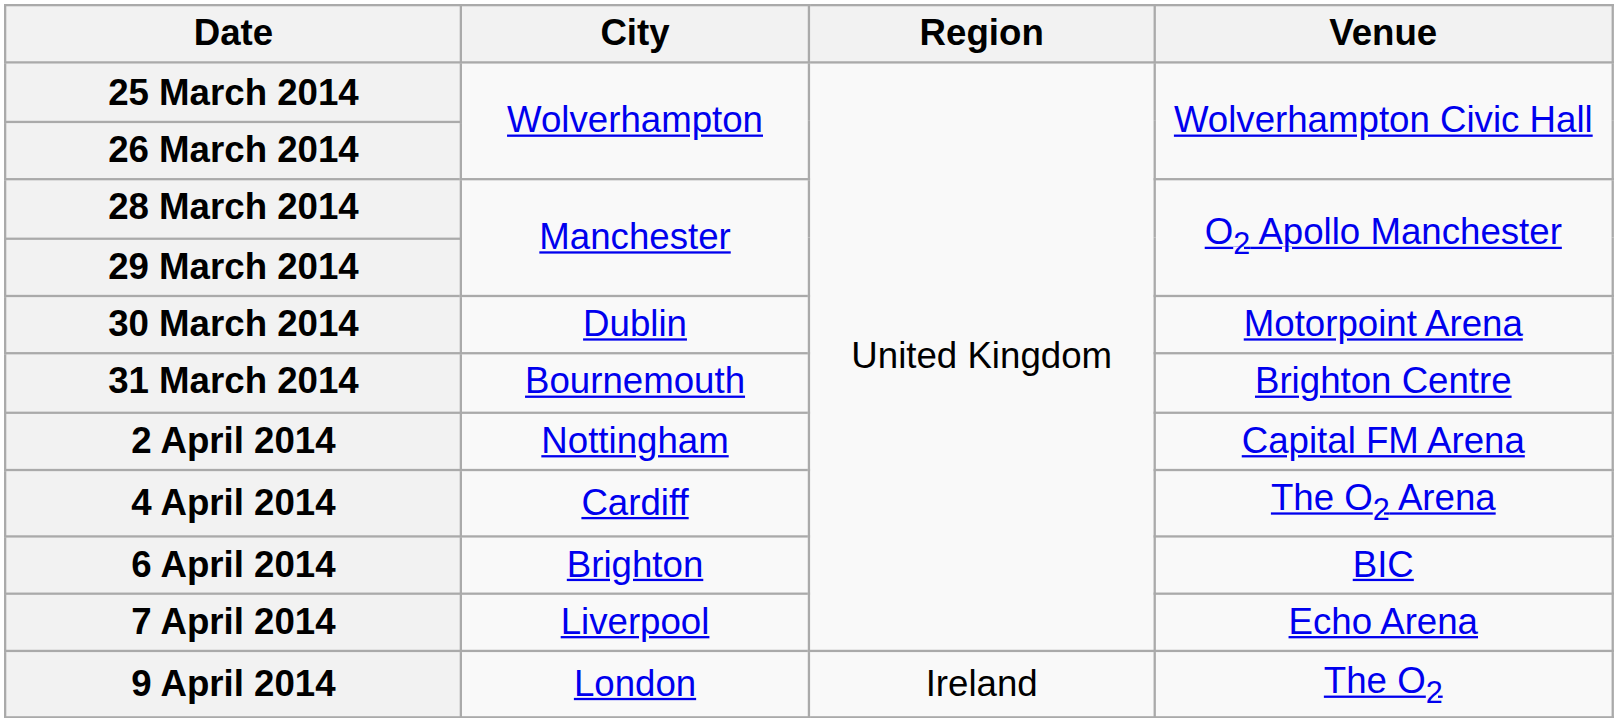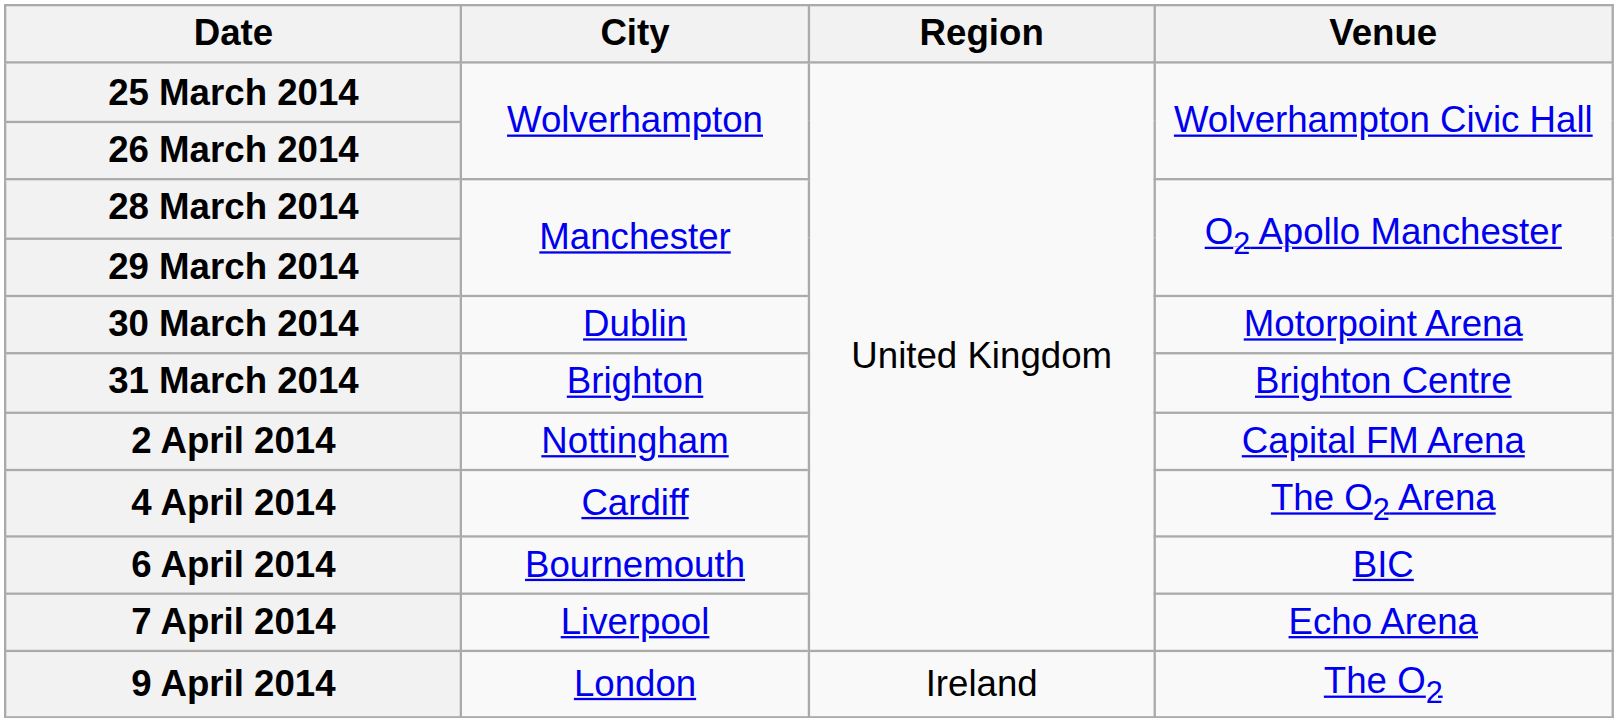(635, 382) Bournemouth -> (635, 382) Brighton
(635, 563) Brighton -> (635, 563) Bournemouth
